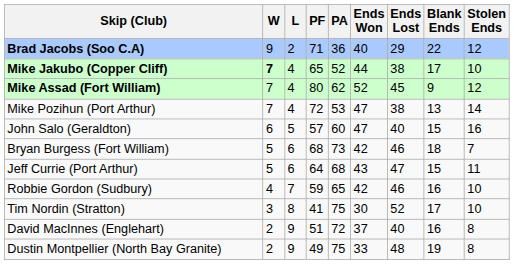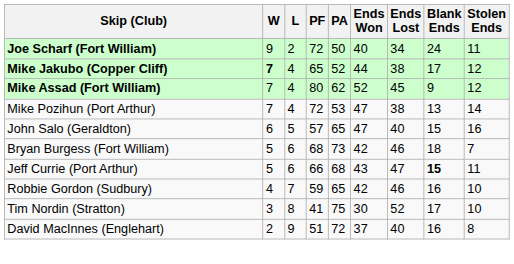+ row: (82, 48)
- row: (76, 48)
(474, 68) 10 -> (474, 68) 12
(338, 128) 60 -> (338, 128) 65
(316, 169) 64 -> (316, 169) 66
(434, 169) normal -> (434, 169) bold
- row: (114, 249)
